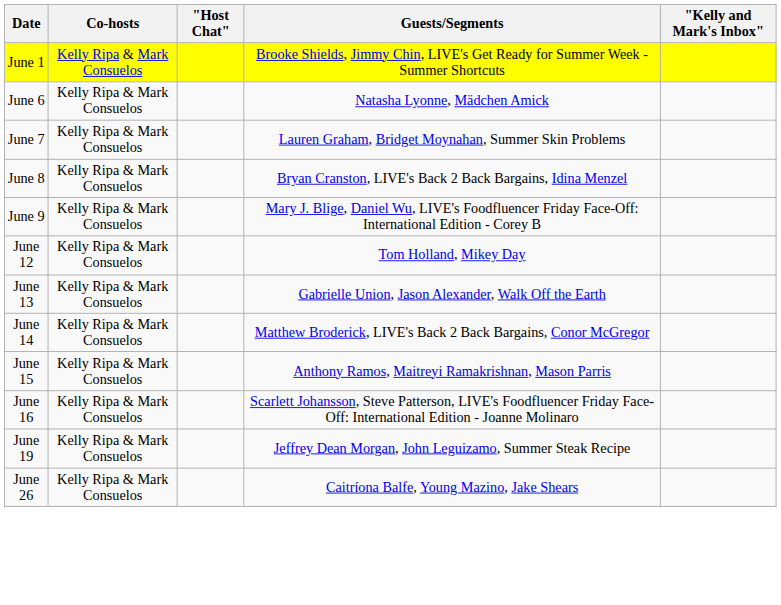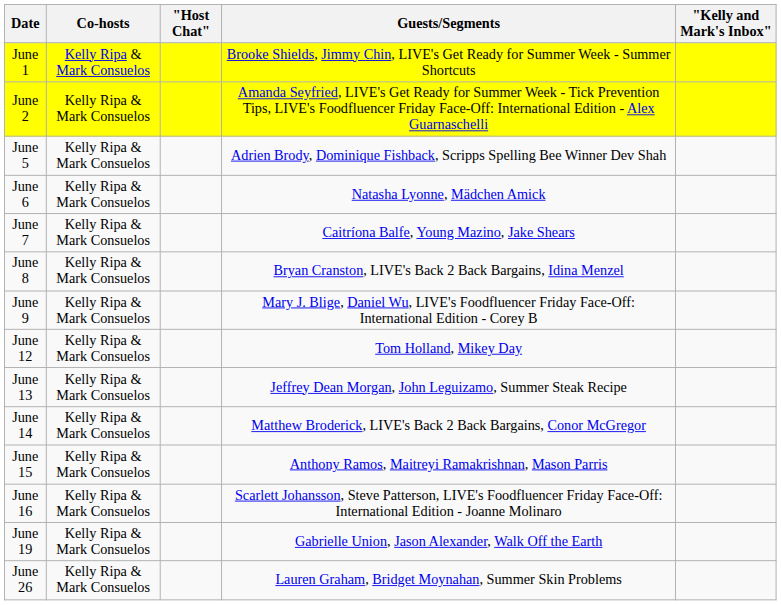+ row: (25, 109)
+ row: (25, 155)
(452, 139) Lauren Graham, Bridget Moynahan, Summer Skin Problems -> (449, 232) Caitríona Balfe, Young Mazino, Jake Shears
(452, 294) Gabrielle Union, Jason Alexander, Walk Off the Earth -> (449, 387) Jeffrey Dean Morgan, John Leguizamo, Summer Steak Recipe
(452, 448) Jeffrey Dean Morgan, John Leguizamo, Summer Steak Recipe -> (449, 541) Gabrielle Union, Jason Alexander, Walk Off the Earth
(452, 487) Caitríona Balfe, Young Mazino, Jake Shears -> (449, 580) Lauren Graham, Bridget Moynahan, Summer Skin Problems
